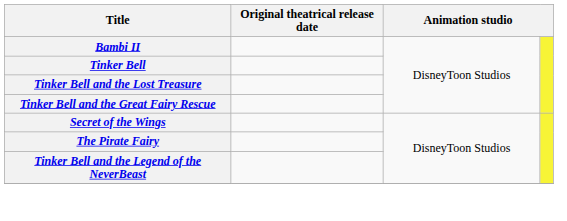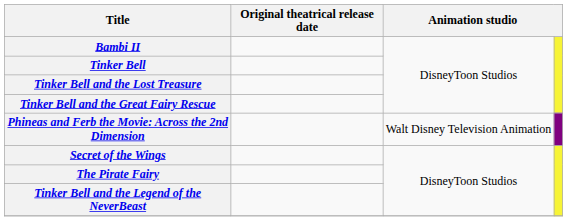+ row: (118, 129)
